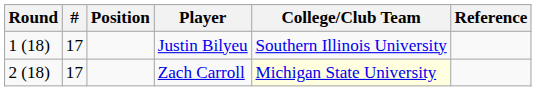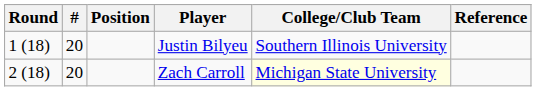(74, 45) 17 -> (74, 45) 20
(74, 72) 17 -> (74, 72) 20
